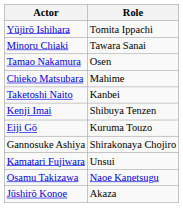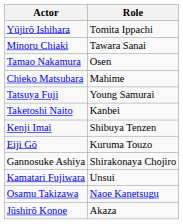+ row: (33, 95)
